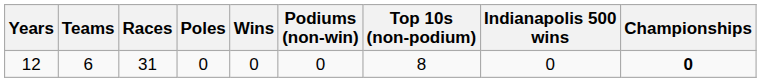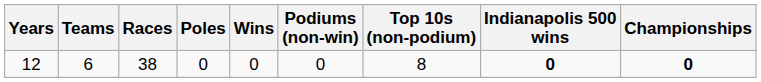(147, 64) 31 -> (147, 64) 38
(550, 64) normal -> (550, 64) bold
